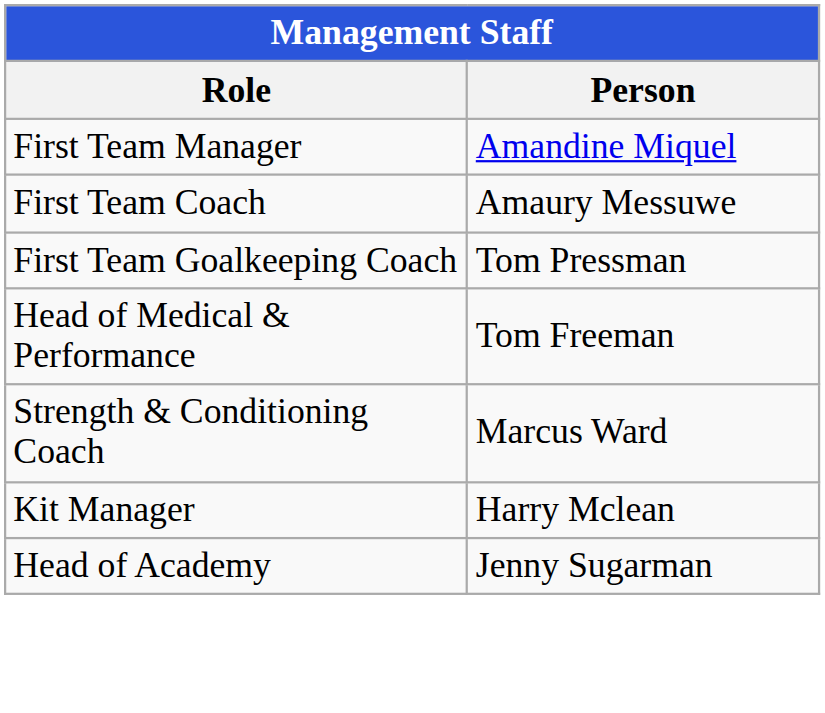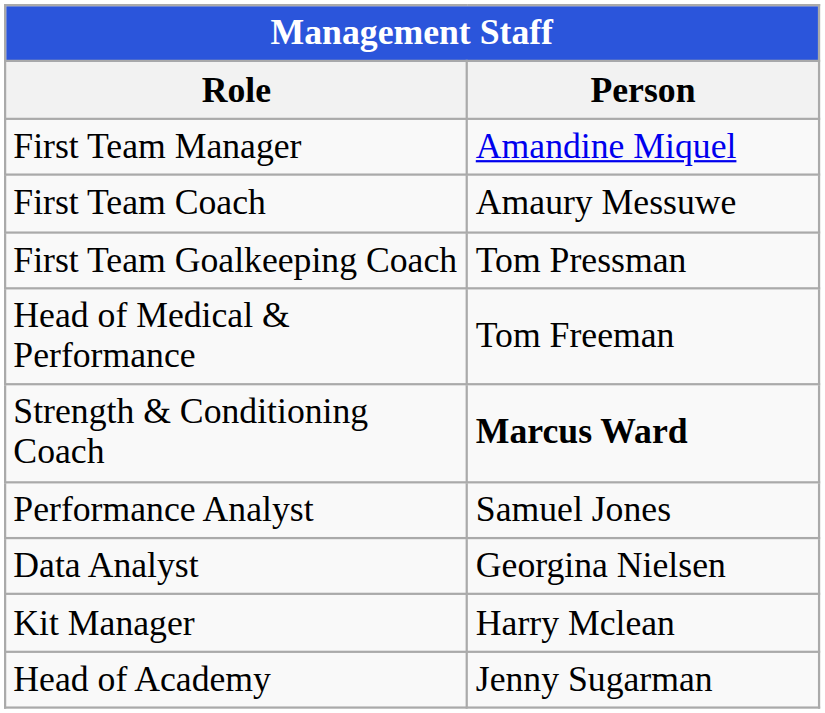(572, 432) normal -> (582, 432) bold
+ row: (163, 509)
+ row: (106, 565)
